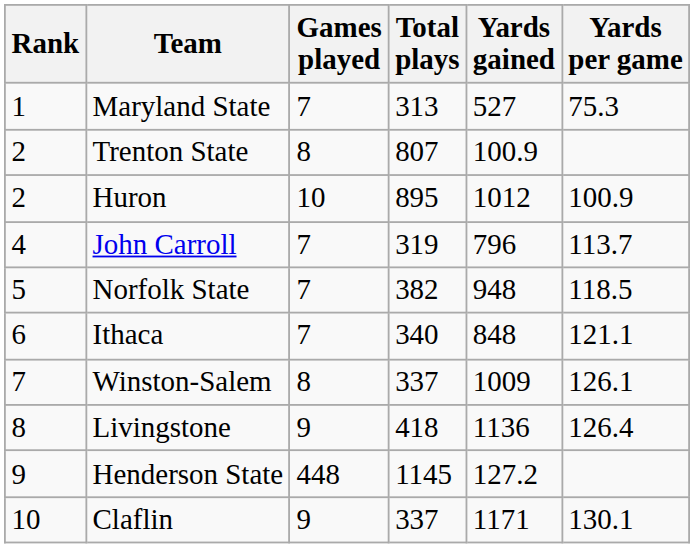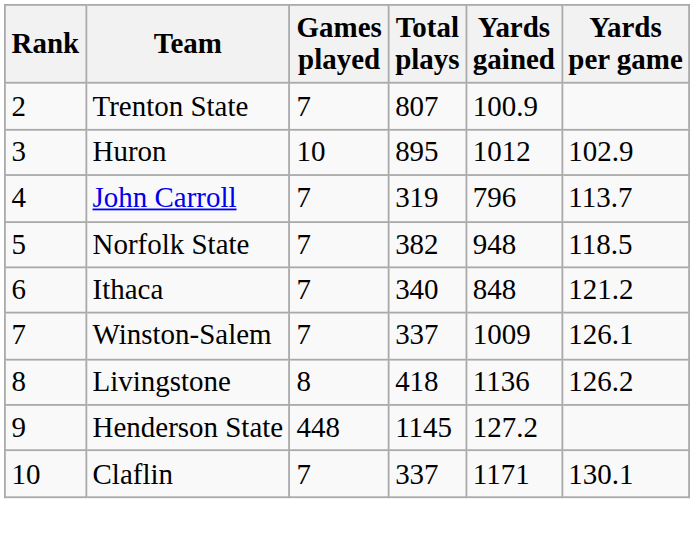- row: (181, 105)
(304, 151) 8 -> (304, 105) 7
(19, 197) 2 -> (19, 151) 3
(601, 197) 100.9 -> (601, 151) 102.9
(601, 335) 121.1 -> (601, 289) 121.2
(304, 381) 8 -> (304, 335) 7
(304, 427) 9 -> (304, 381) 8
(601, 427) 126.4 -> (601, 381) 126.2
(304, 519) 9 -> (304, 473) 7
